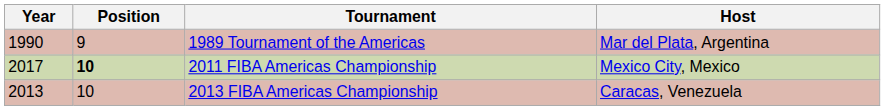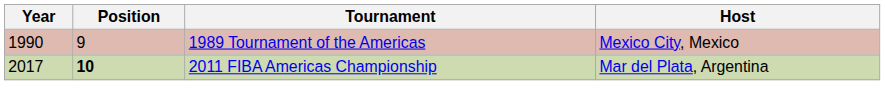(685, 42) Mar del Plata, Argentina -> (669, 42) Mexico City, Mexico
(670, 67) Mexico City, Mexico -> (684, 67) Mar del Plata, Argentina
- row: (313, 92)
